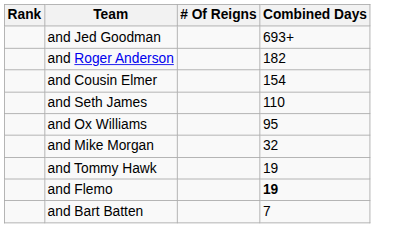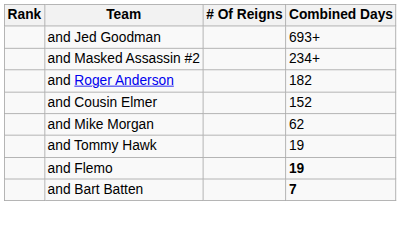+ row: (124, 59)
(274, 80) 154 -> (300, 102) 152
- row: (97, 102)
- row: (97, 124)
(271, 146) 32 -> (297, 124) 62
(267, 211) normal -> (293, 189) bold
